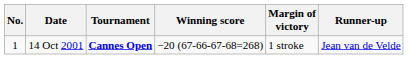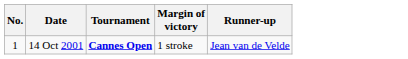- column: (210, 20)
